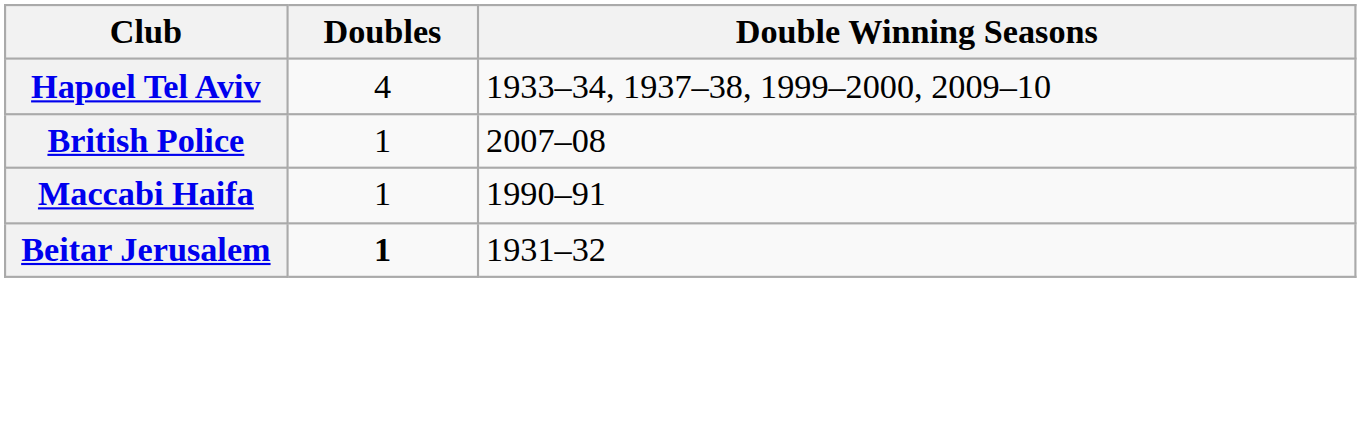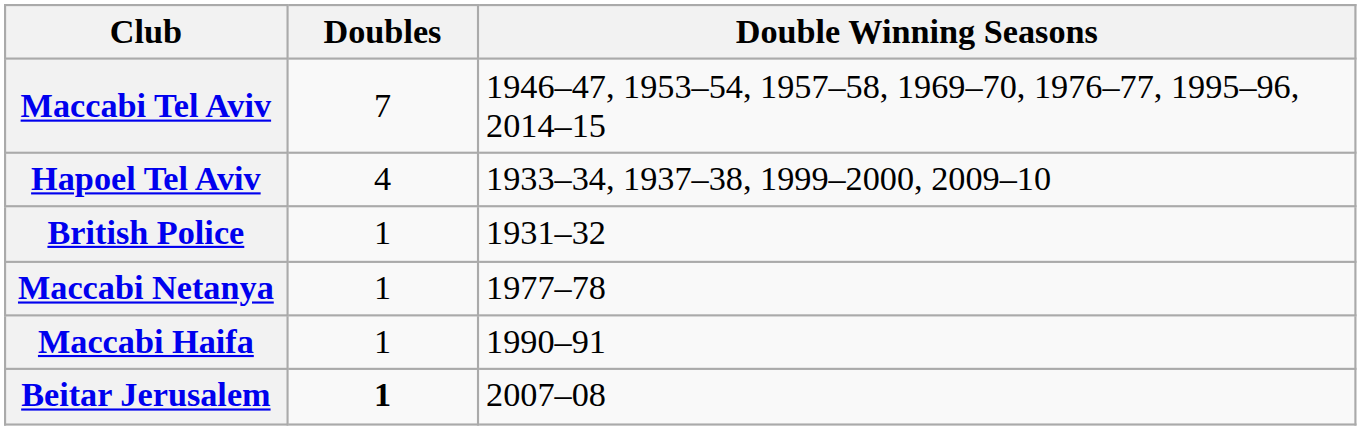+ row: (146, 105)
(546, 140) 2007–08 -> (546, 233) 1931–32
+ row: (146, 287)
(546, 248) 1931–32 -> (546, 395) 2007–08
